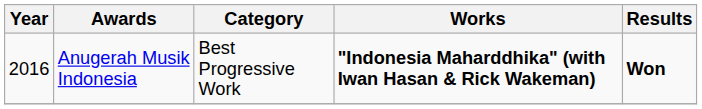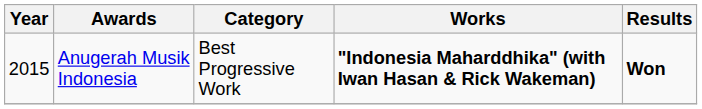(29, 68) 2016 -> (29, 68) 2015
